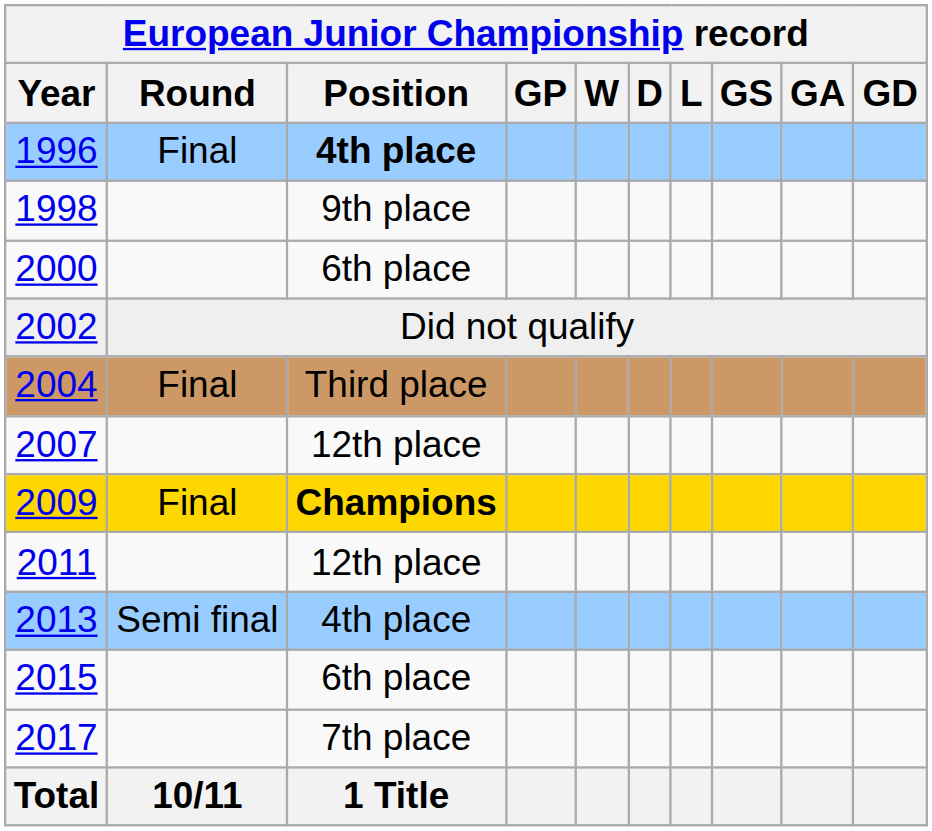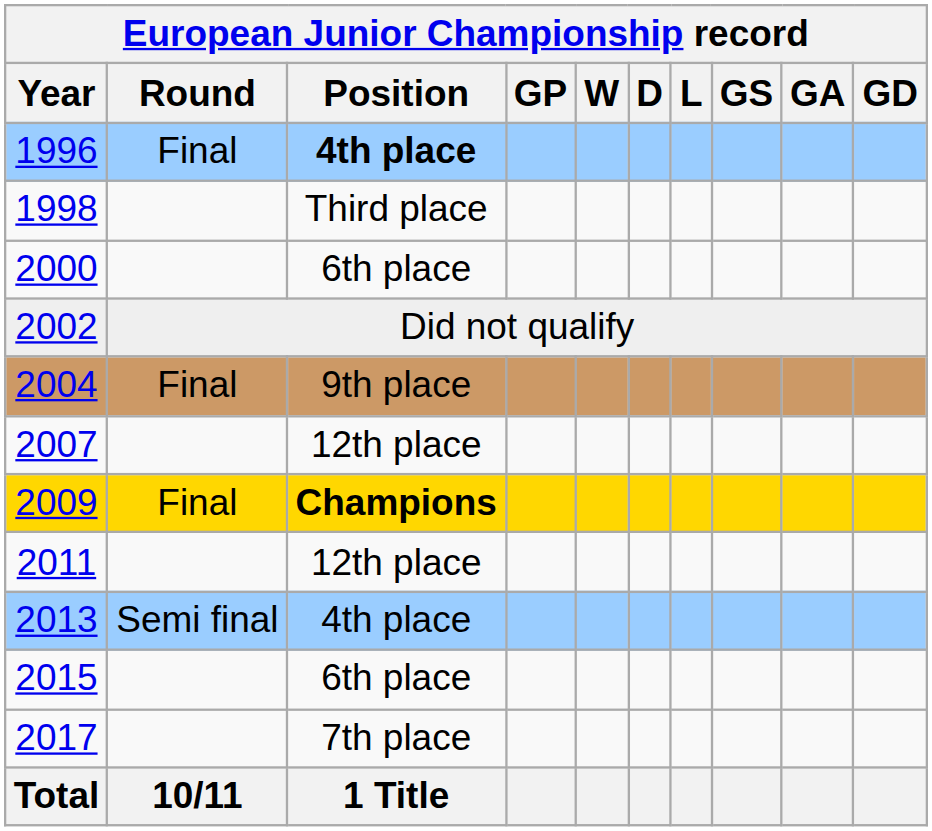(396, 209) 9th place -> (396, 209) Third place
(396, 385) Third place -> (396, 385) 9th place
